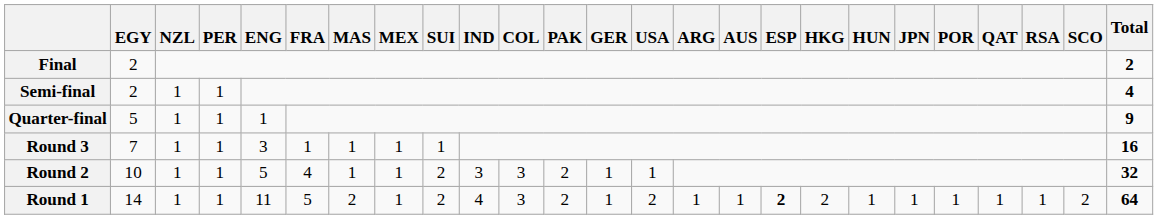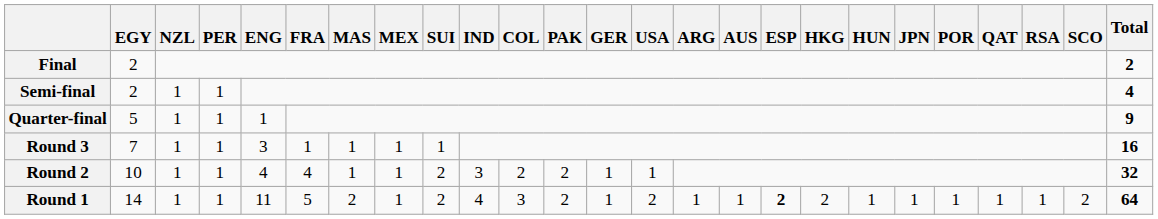(263, 173) 5 -> (263, 173) 4
(521, 173) 3 -> (521, 173) 2
